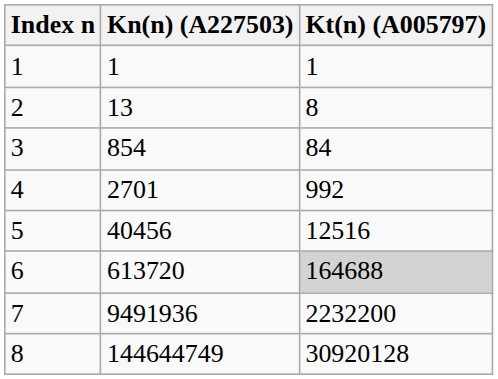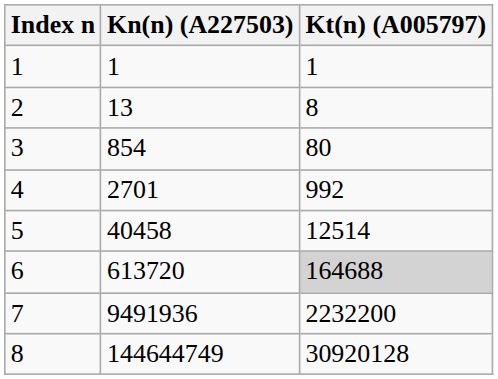(318, 148) 84 -> (318, 148) 80
(139, 230) 40456 -> (139, 230) 40458
(338, 230) 12516 -> (338, 230) 12514
